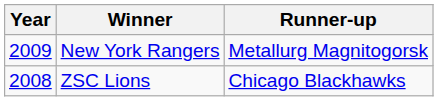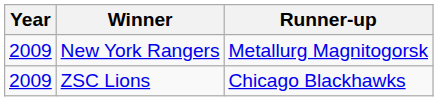(30, 80) 2008 -> (30, 80) 2009
